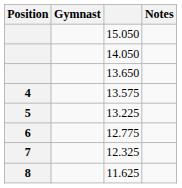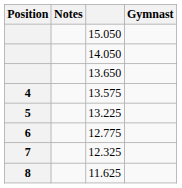columns swapped: (77, 14) <-> (159, 14)
